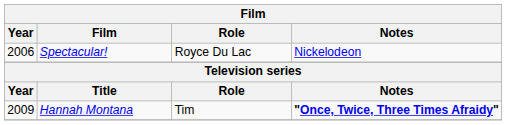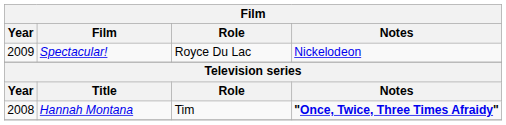(21, 52) 2006 -> (21, 52) 2009
(21, 110) 2009 -> (21, 110) 2008
